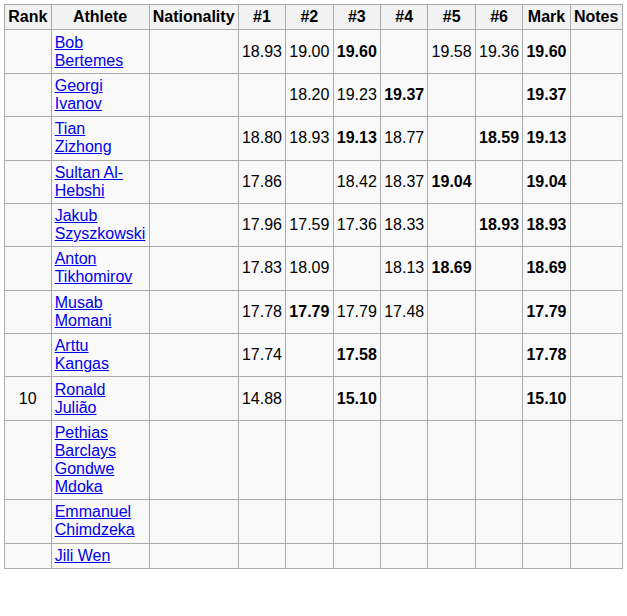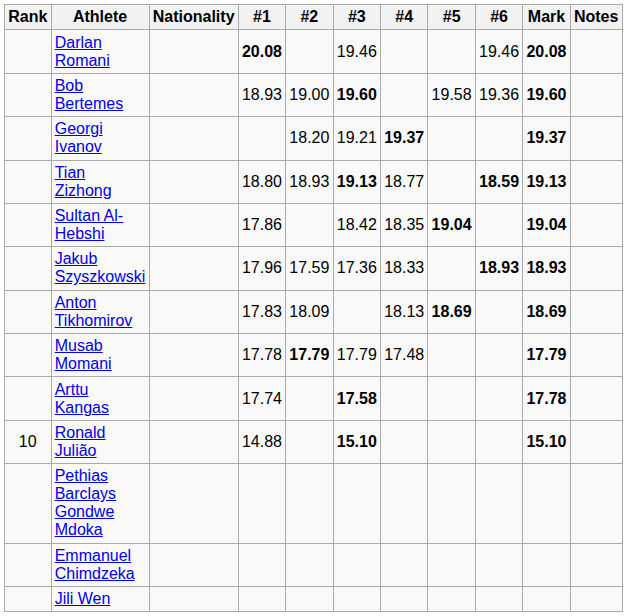+ row: (82, 51)
(357, 94) 19.23 -> (357, 138) 19.21
(404, 181) 18.37 -> (404, 225) 18.35
